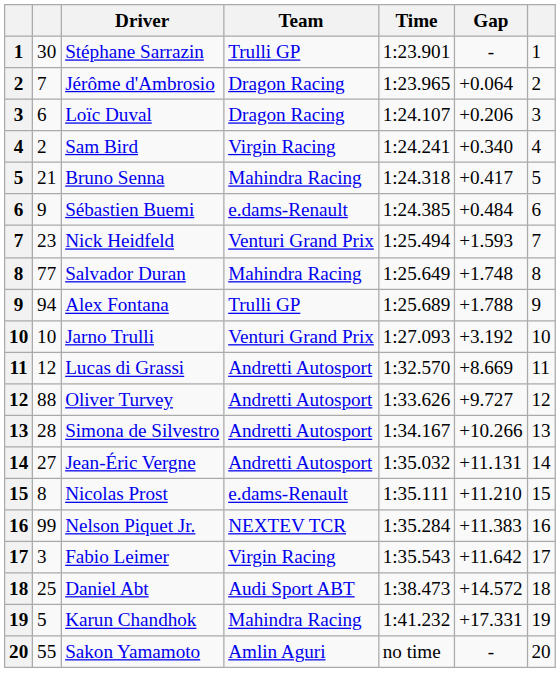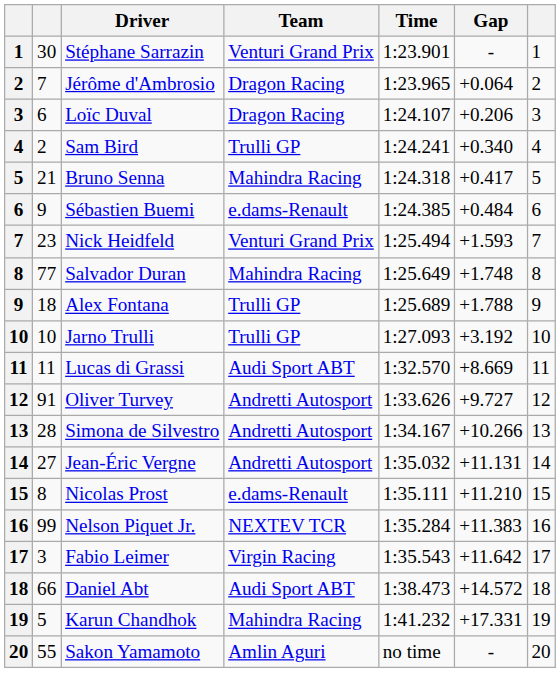(264, 52) Trulli GP -> (301, 52) Venturi Grand Prix
(282, 146) Virgin Racing -> (264, 146) Trulli GP
(47, 304) 94 -> (47, 304) 18
(301, 336) Venturi Grand Prix -> (264, 336) Trulli GP
(47, 367) 12 -> (46, 367) 11
(300, 367) Andretti Autosport -> (291, 367) Audi Sport ABT
(47, 399) 88 -> (47, 399) 91
(47, 588) 25 -> (47, 588) 66
